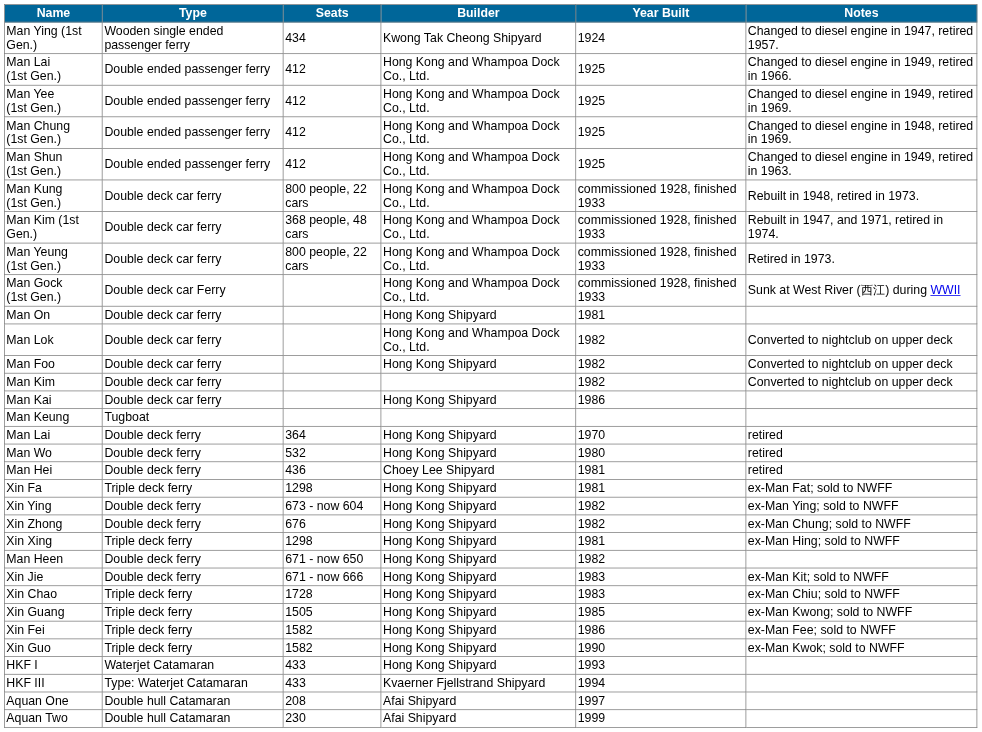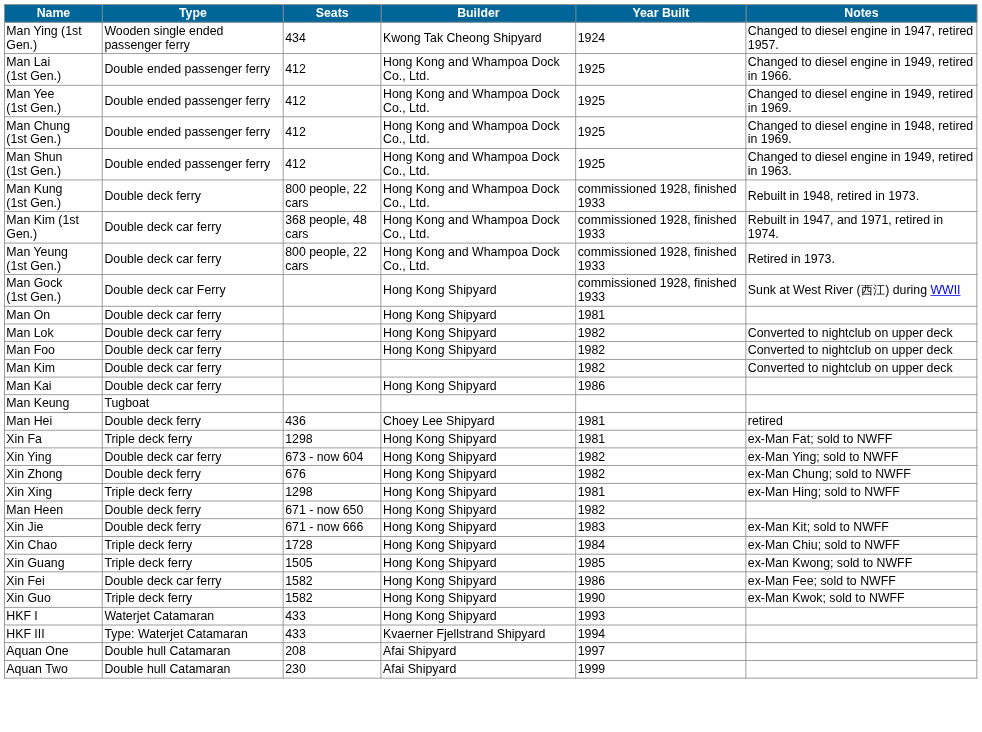(163, 195) Double deck car ferry -> (153, 195) Double deck ferry
(471, 290) Hong Kong and Whampoa Dock Co., Ltd. -> (440, 290) Hong Kong Shipyard
(471, 339) Hong Kong and Whampoa Dock Co., Ltd. -> (440, 332) Hong Kong Shipyard
- row: (28, 435)
- row: (29, 453)
(153, 506) Double deck ferry -> (163, 456) Double deck car ferry
(591, 594) 1983 -> (591, 545) 1984
(148, 630) Triple deck ferry -> (163, 580) Double deck car ferry
